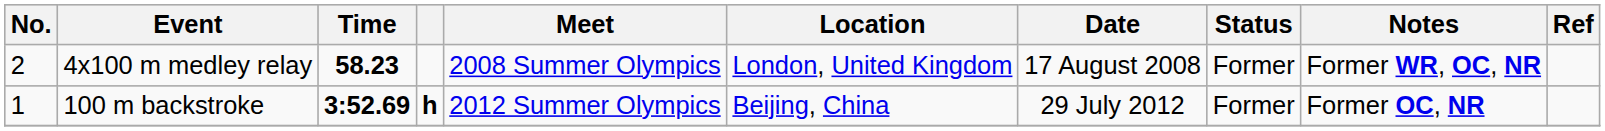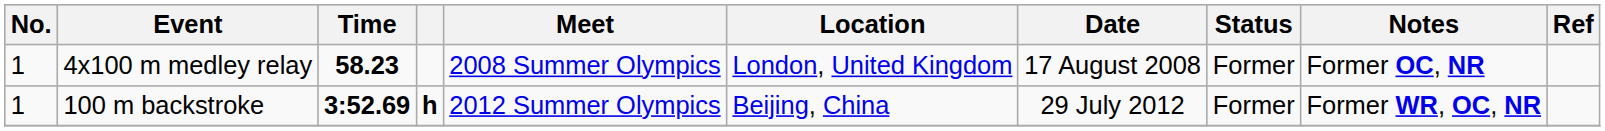(18, 65) 2 -> (18, 65) 1
(1424, 65) Former WR, OC, NR -> (1395, 65) Former OC, NR
(1395, 105) Former OC, NR -> (1424, 105) Former WR, OC, NR
